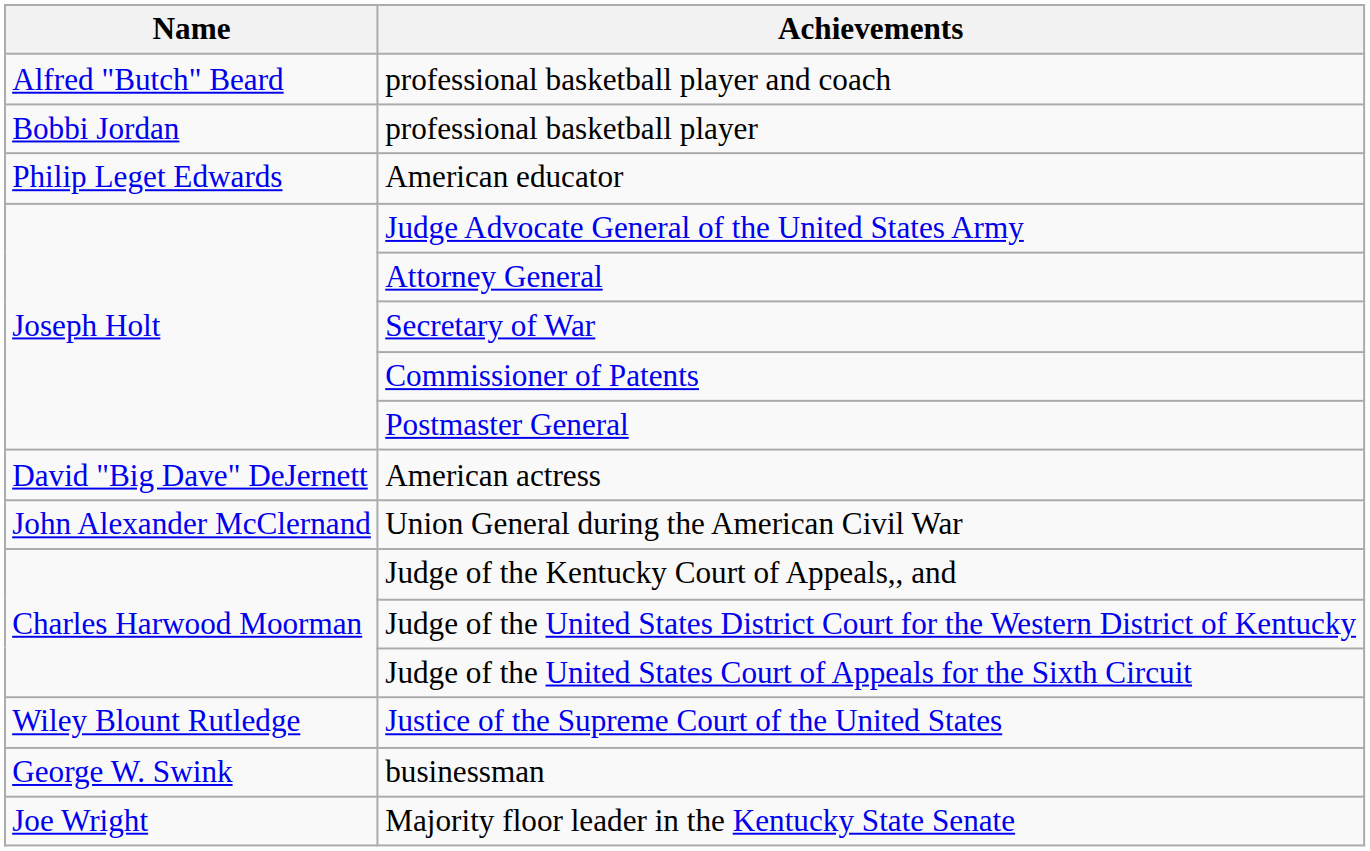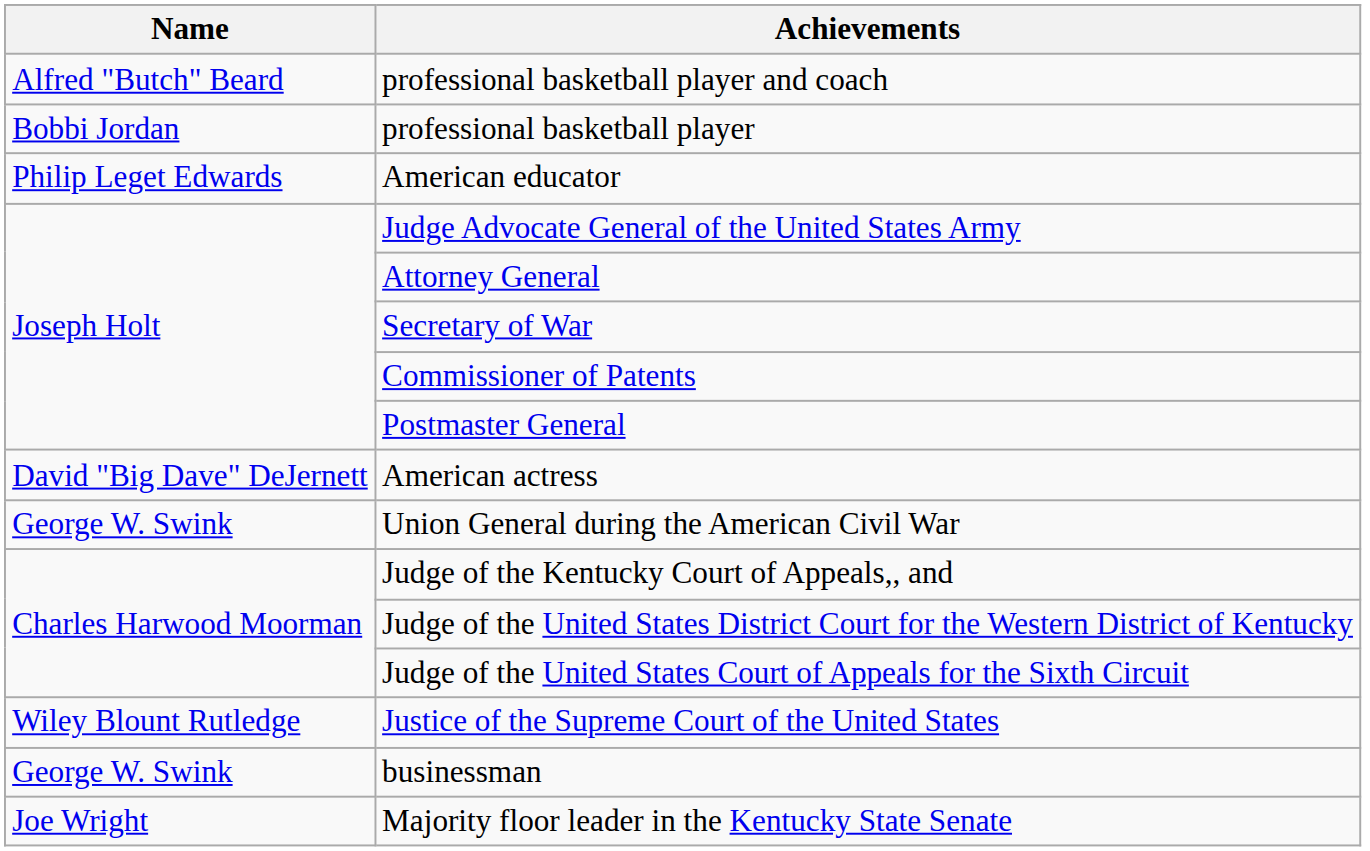(192, 524) John Alexander McClernand -> (122, 524) George W. Swink
